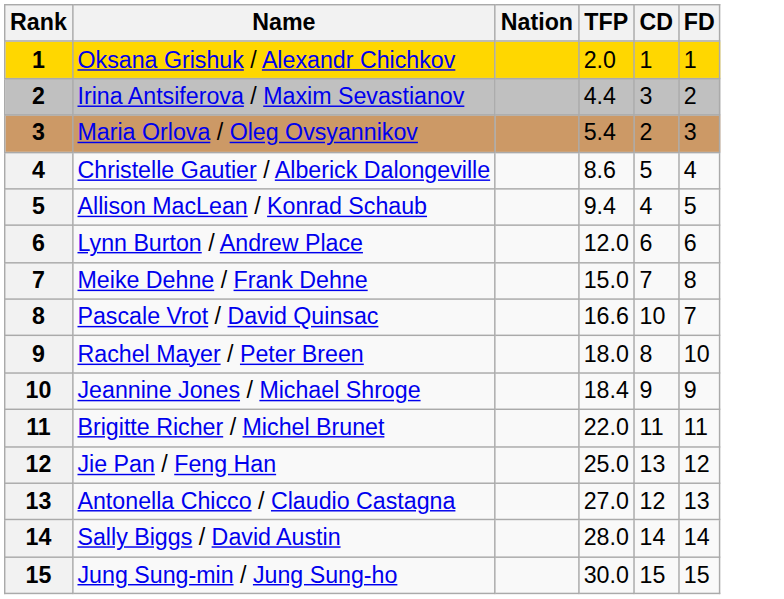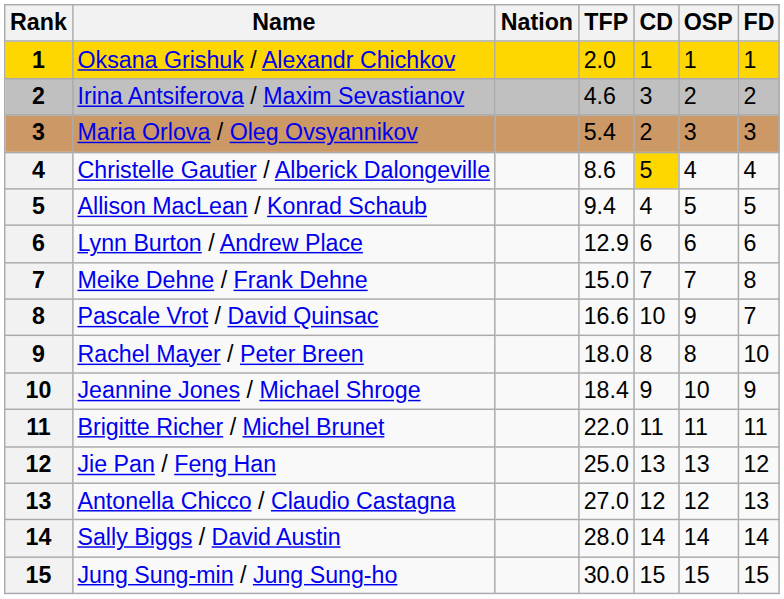+ column: (708, 22)
(600, 96) 4.4 -> (600, 96) 4.6
(646, 170) no background -> (646, 170) gold background
(606, 243) 12.0 -> (606, 243) 12.9
